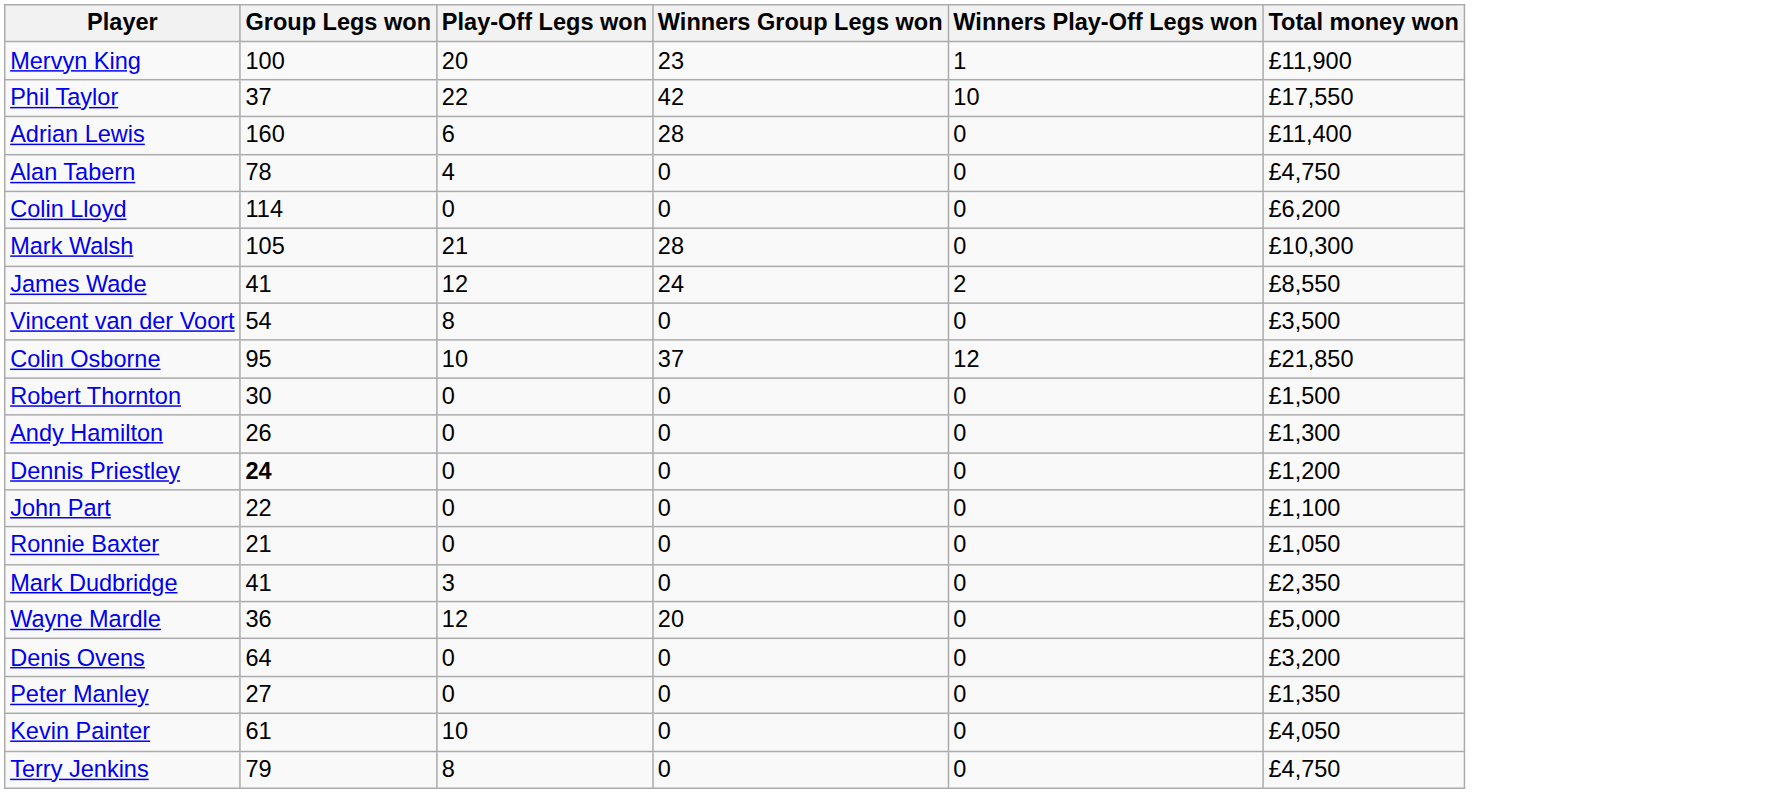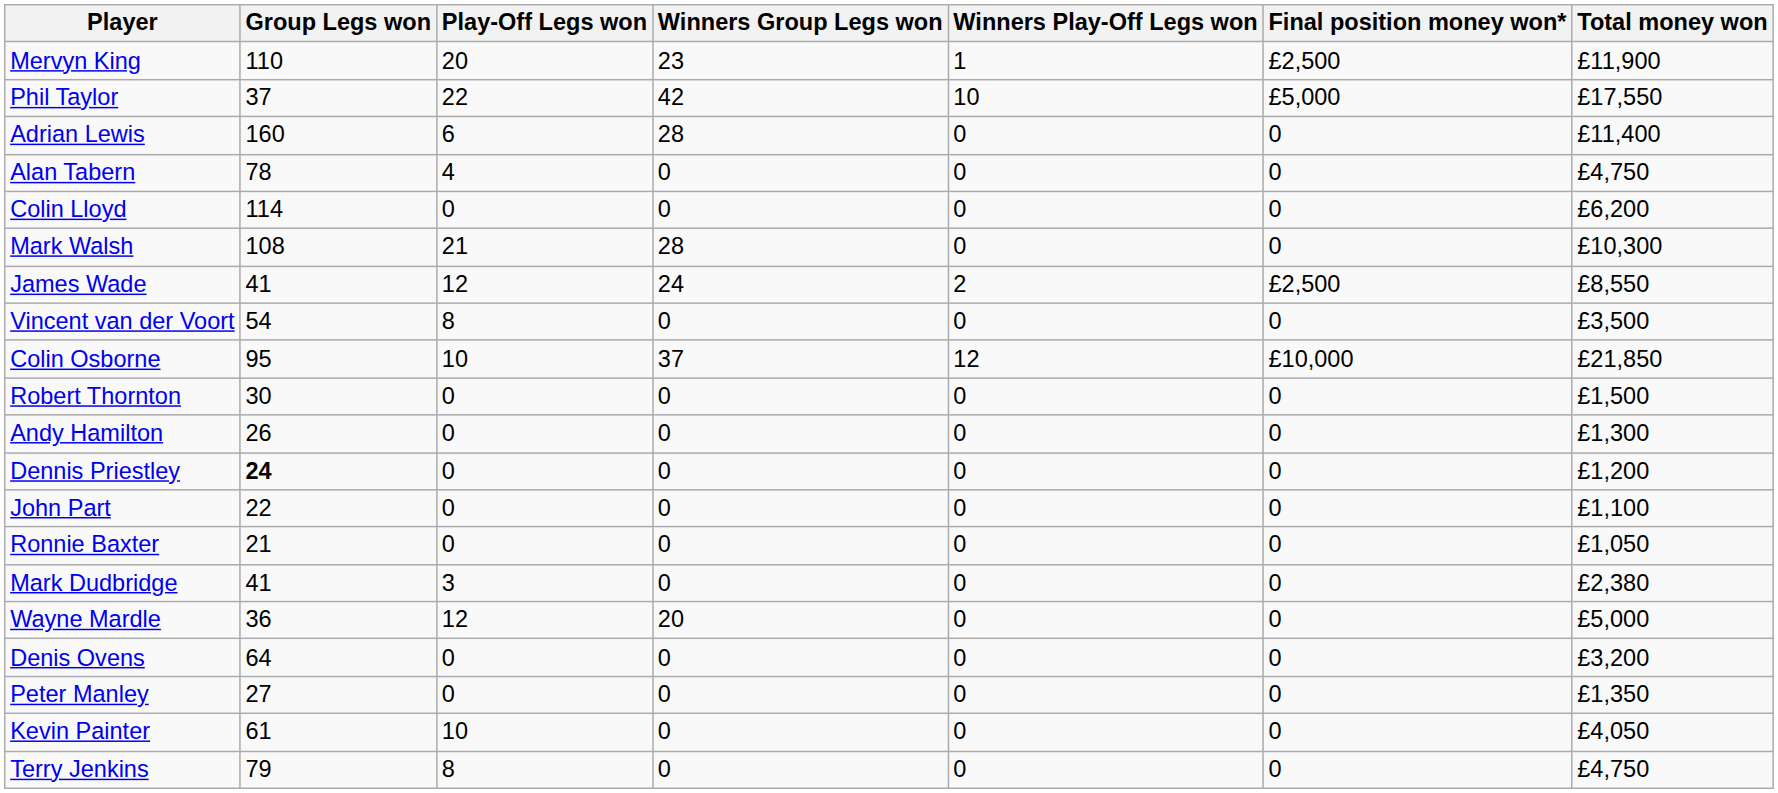+ column: (1417, 23)
(265, 60) 100 -> (264, 60) 110
(265, 246) 105 -> (265, 246) 108
(1304, 582) £2,350 -> (1613, 582) £2,380
